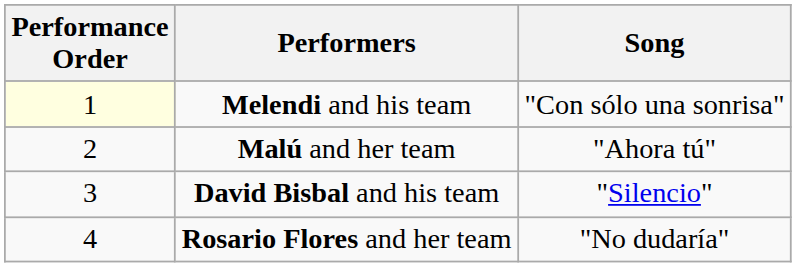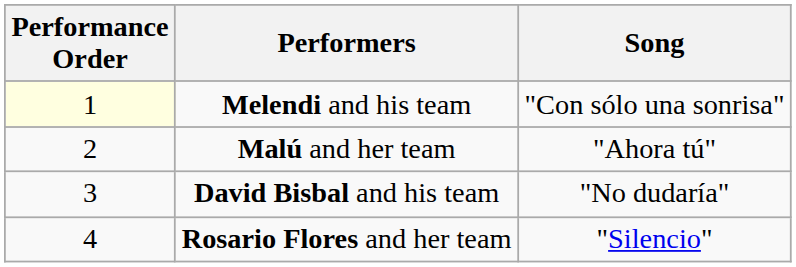(655, 193) "Silencio" -> (655, 193) "No dudaría"
(655, 238) "No dudaría" -> (655, 238) "Silencio"
